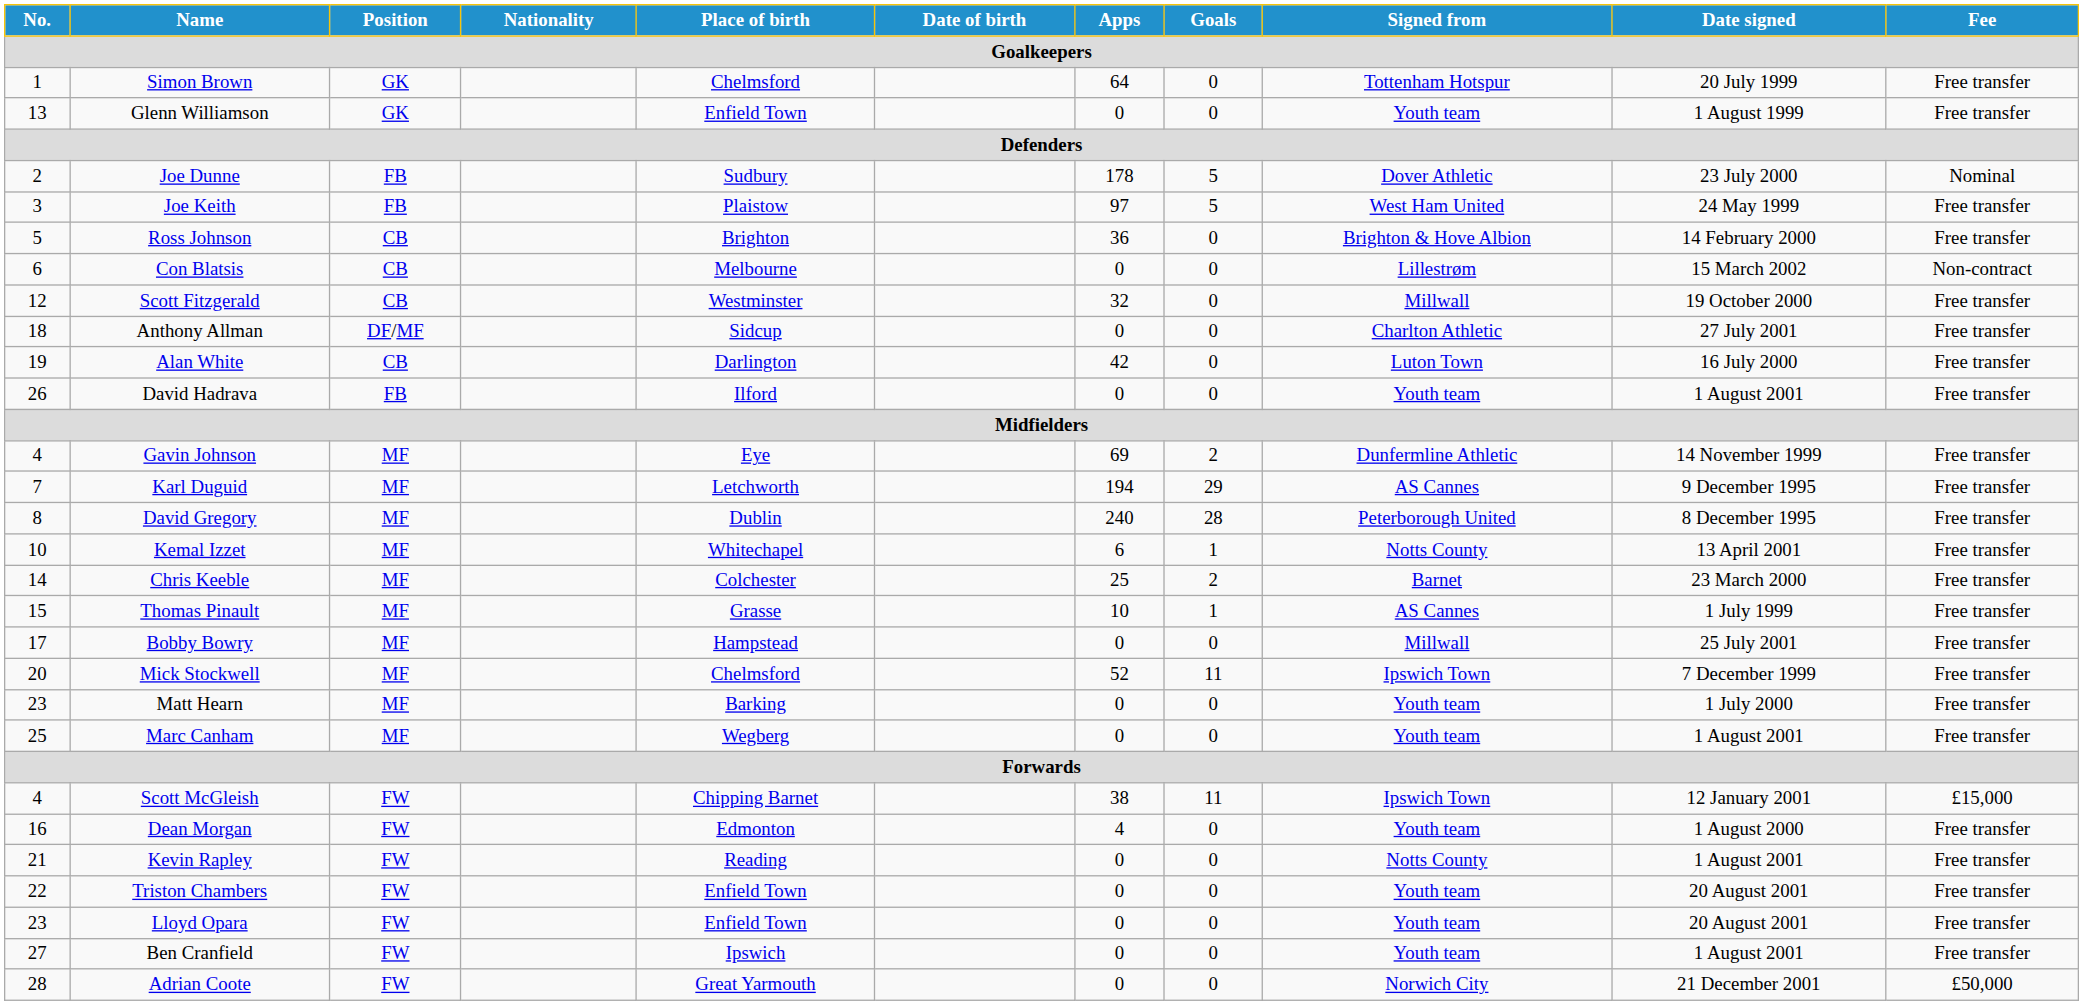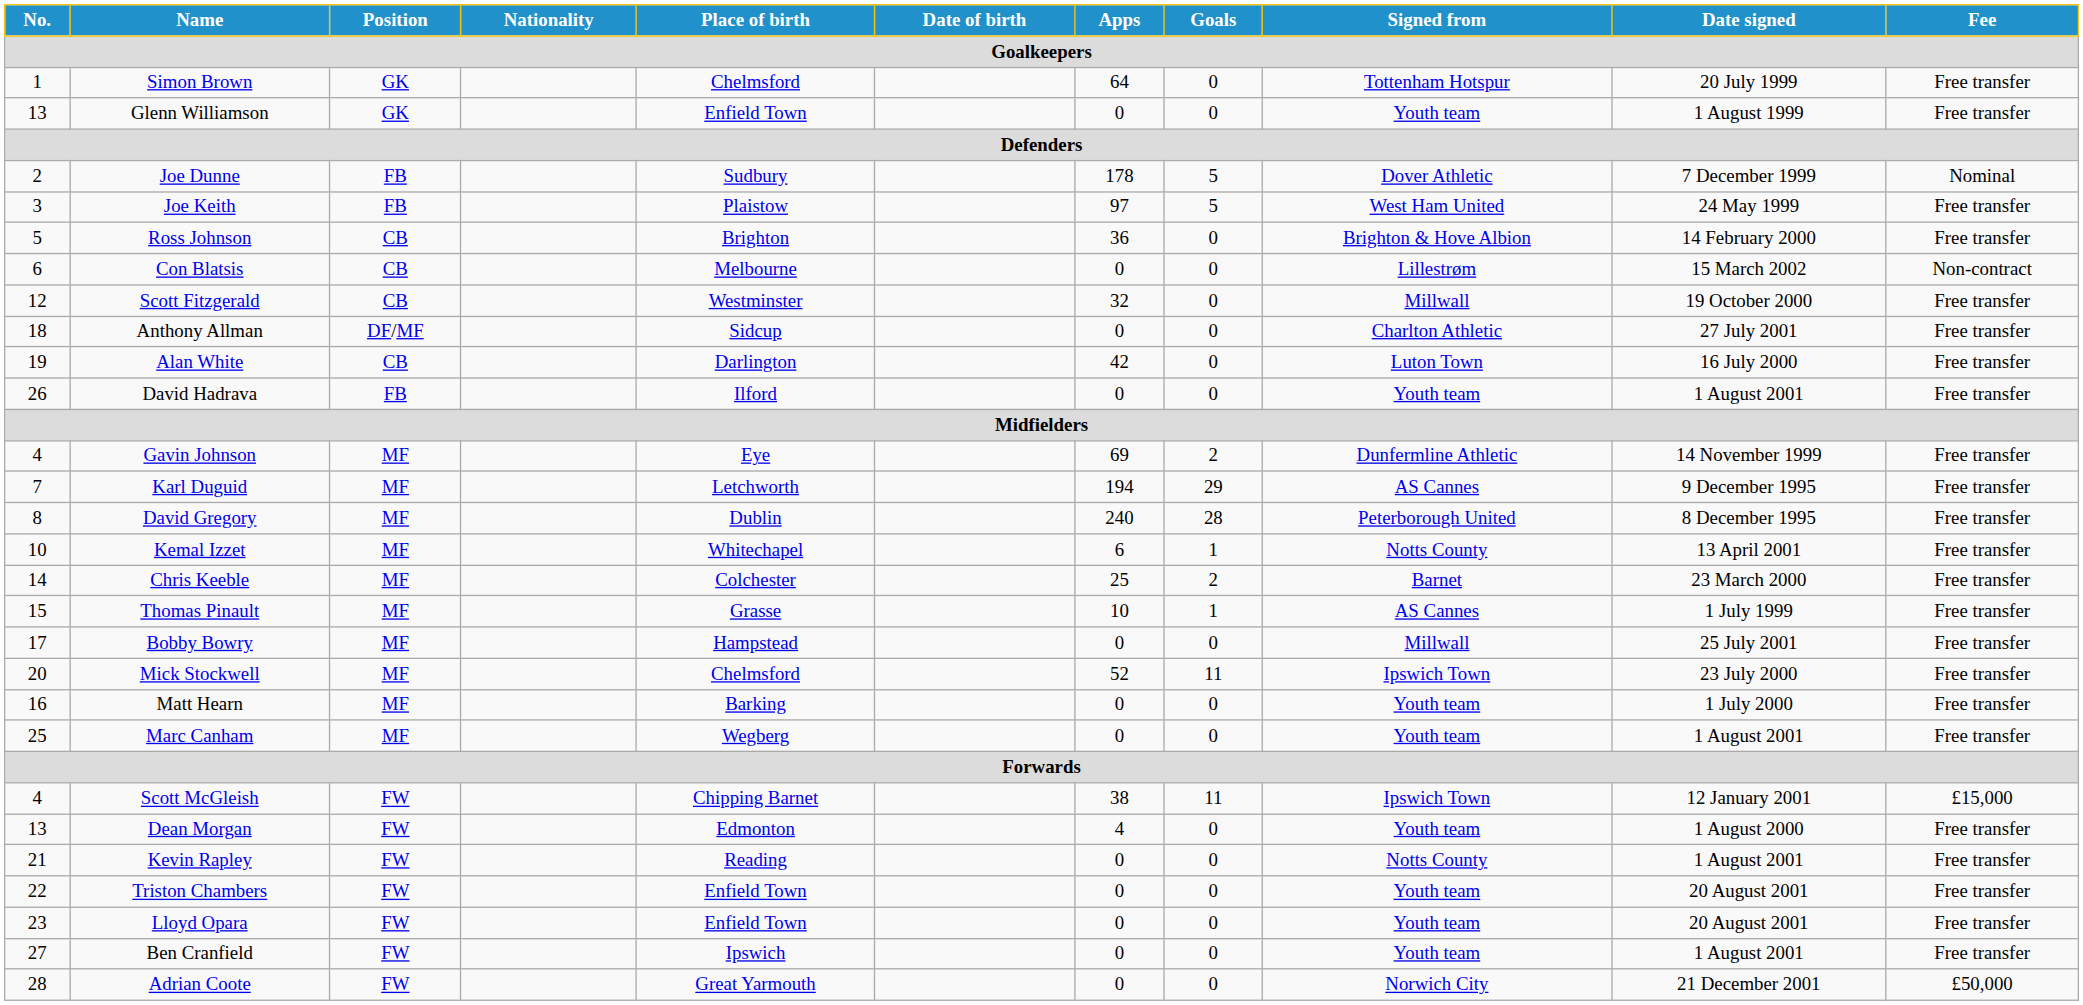(1749, 176) 23 July 2000 -> (1749, 176) 7 December 1999
(1749, 673) 7 December 1999 -> (1749, 673) 23 July 2000
(37, 704) 23 -> (37, 704) 16
(37, 829) 16 -> (37, 829) 13
